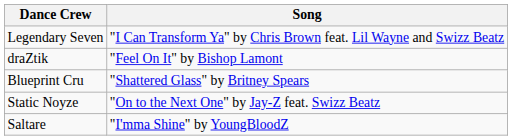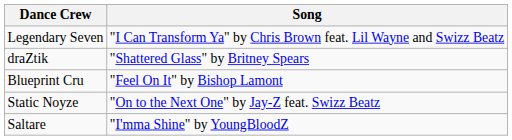(196, 59) "Feel On It" by Bishop Lamont -> (209, 59) "Shattered Glass" by Britney Spears
(209, 80) "Shattered Glass" by Britney Spears -> (196, 80) "Feel On It" by Bishop Lamont
